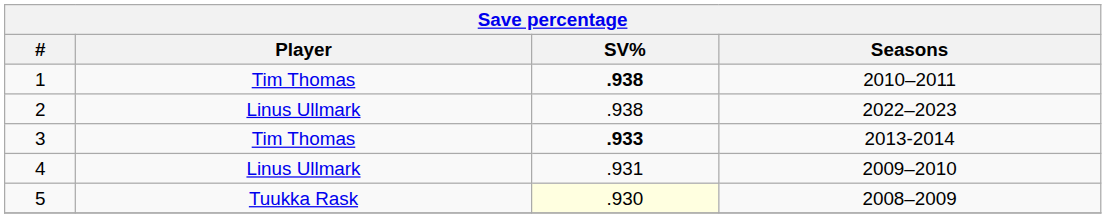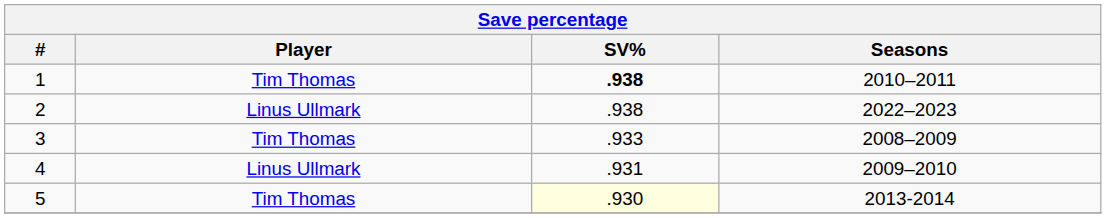(625, 139) bold -> (625, 139) normal
(910, 139) 2013-2014 -> (910, 139) 2008–2009
(303, 199) Tuukka Rask -> (303, 199) Tim Thomas
(910, 199) 2008–2009 -> (910, 199) 2013-2014
